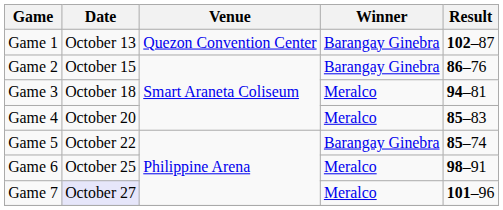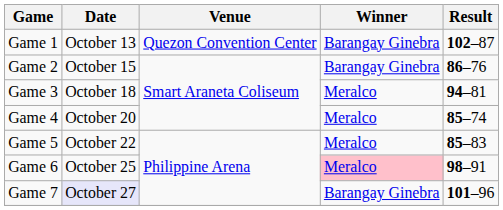(467, 117) 85–83 -> (467, 117) 85–74
(382, 142) Barangay Ginebra -> (350, 142) Meralco
(467, 142) 85–74 -> (467, 142) 85–83
(350, 167) no background -> (350, 167) pink background
(350, 192) Meralco -> (382, 192) Barangay Ginebra
